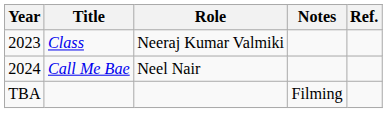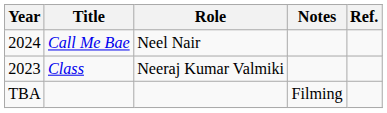rows swapped: (66, 42) <-> (89, 68)
